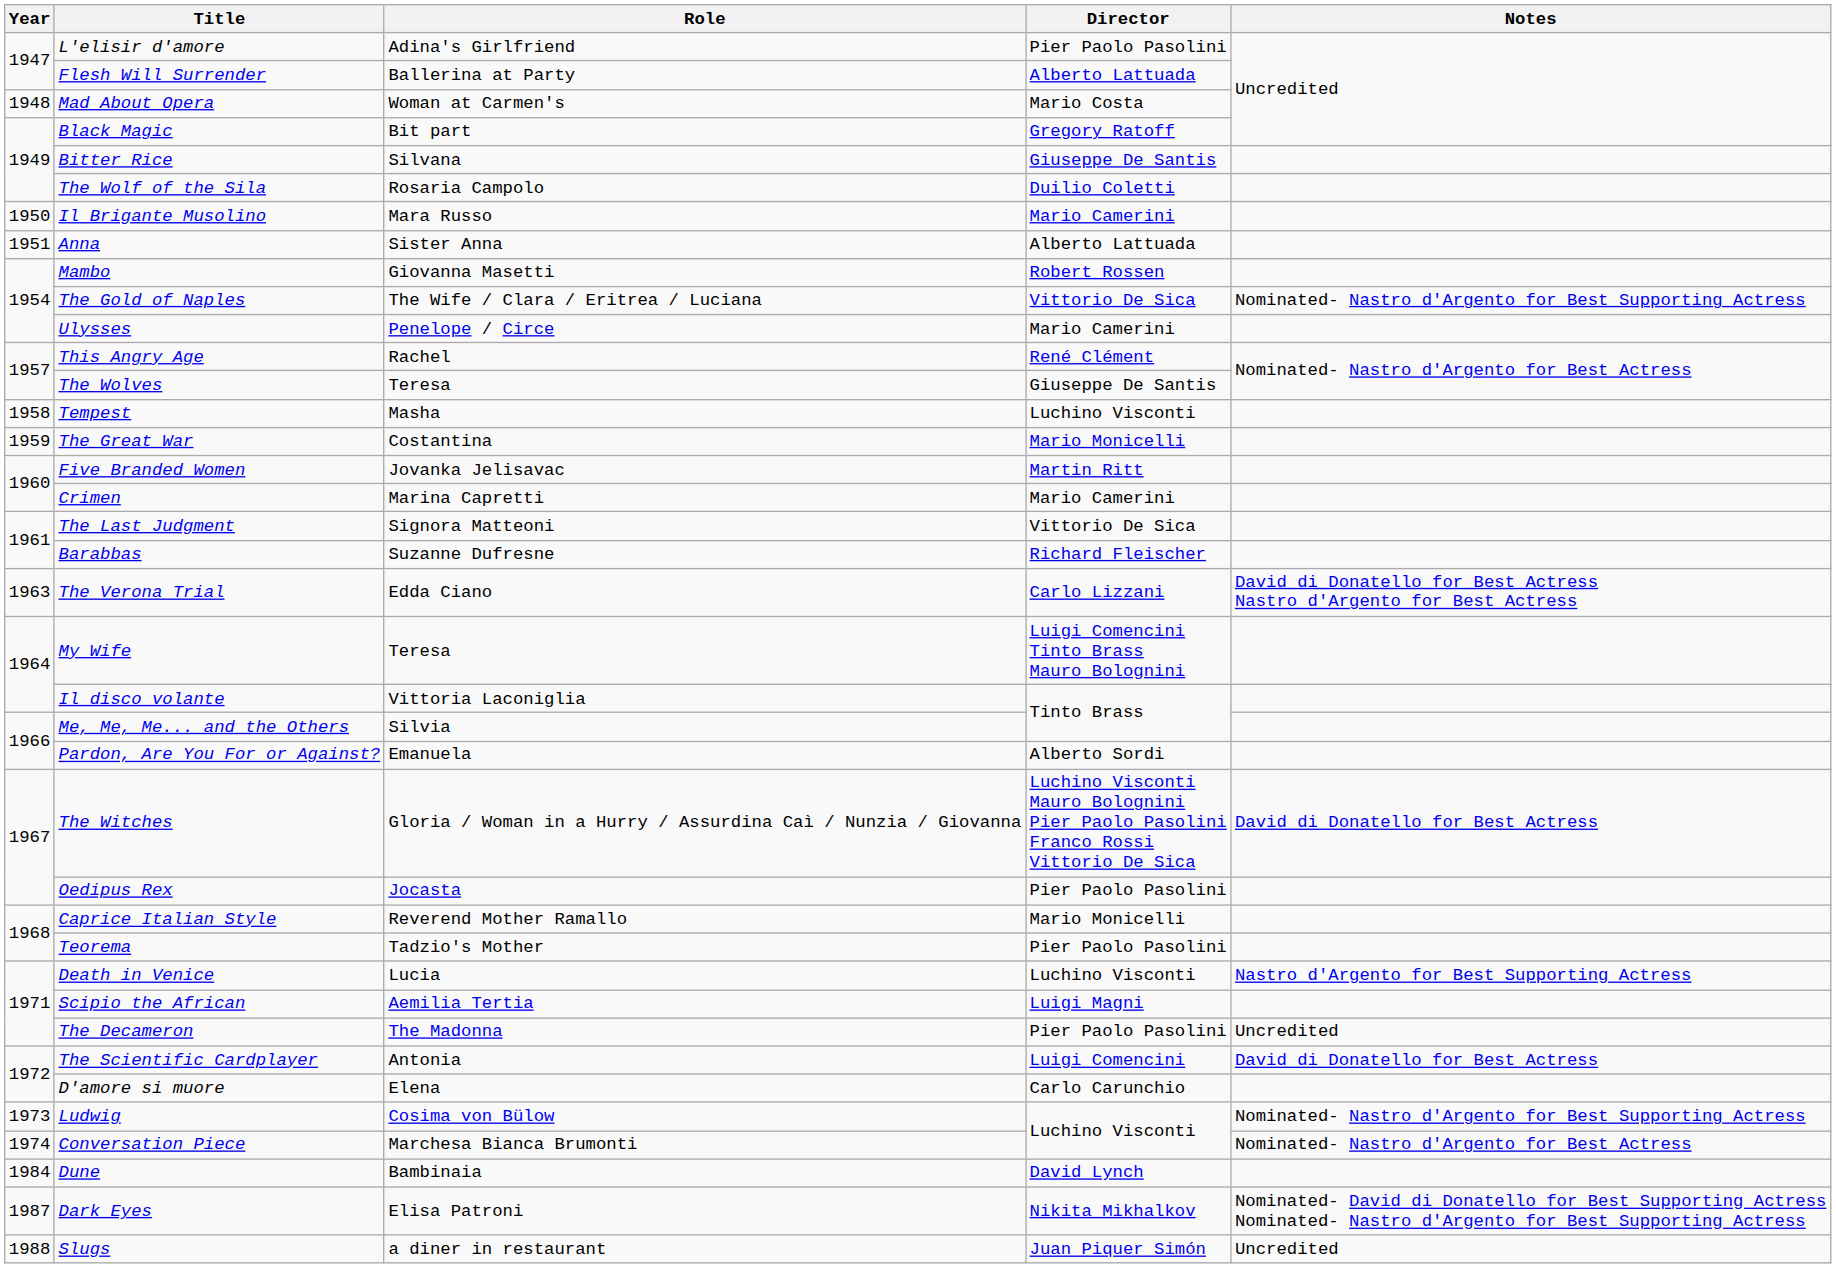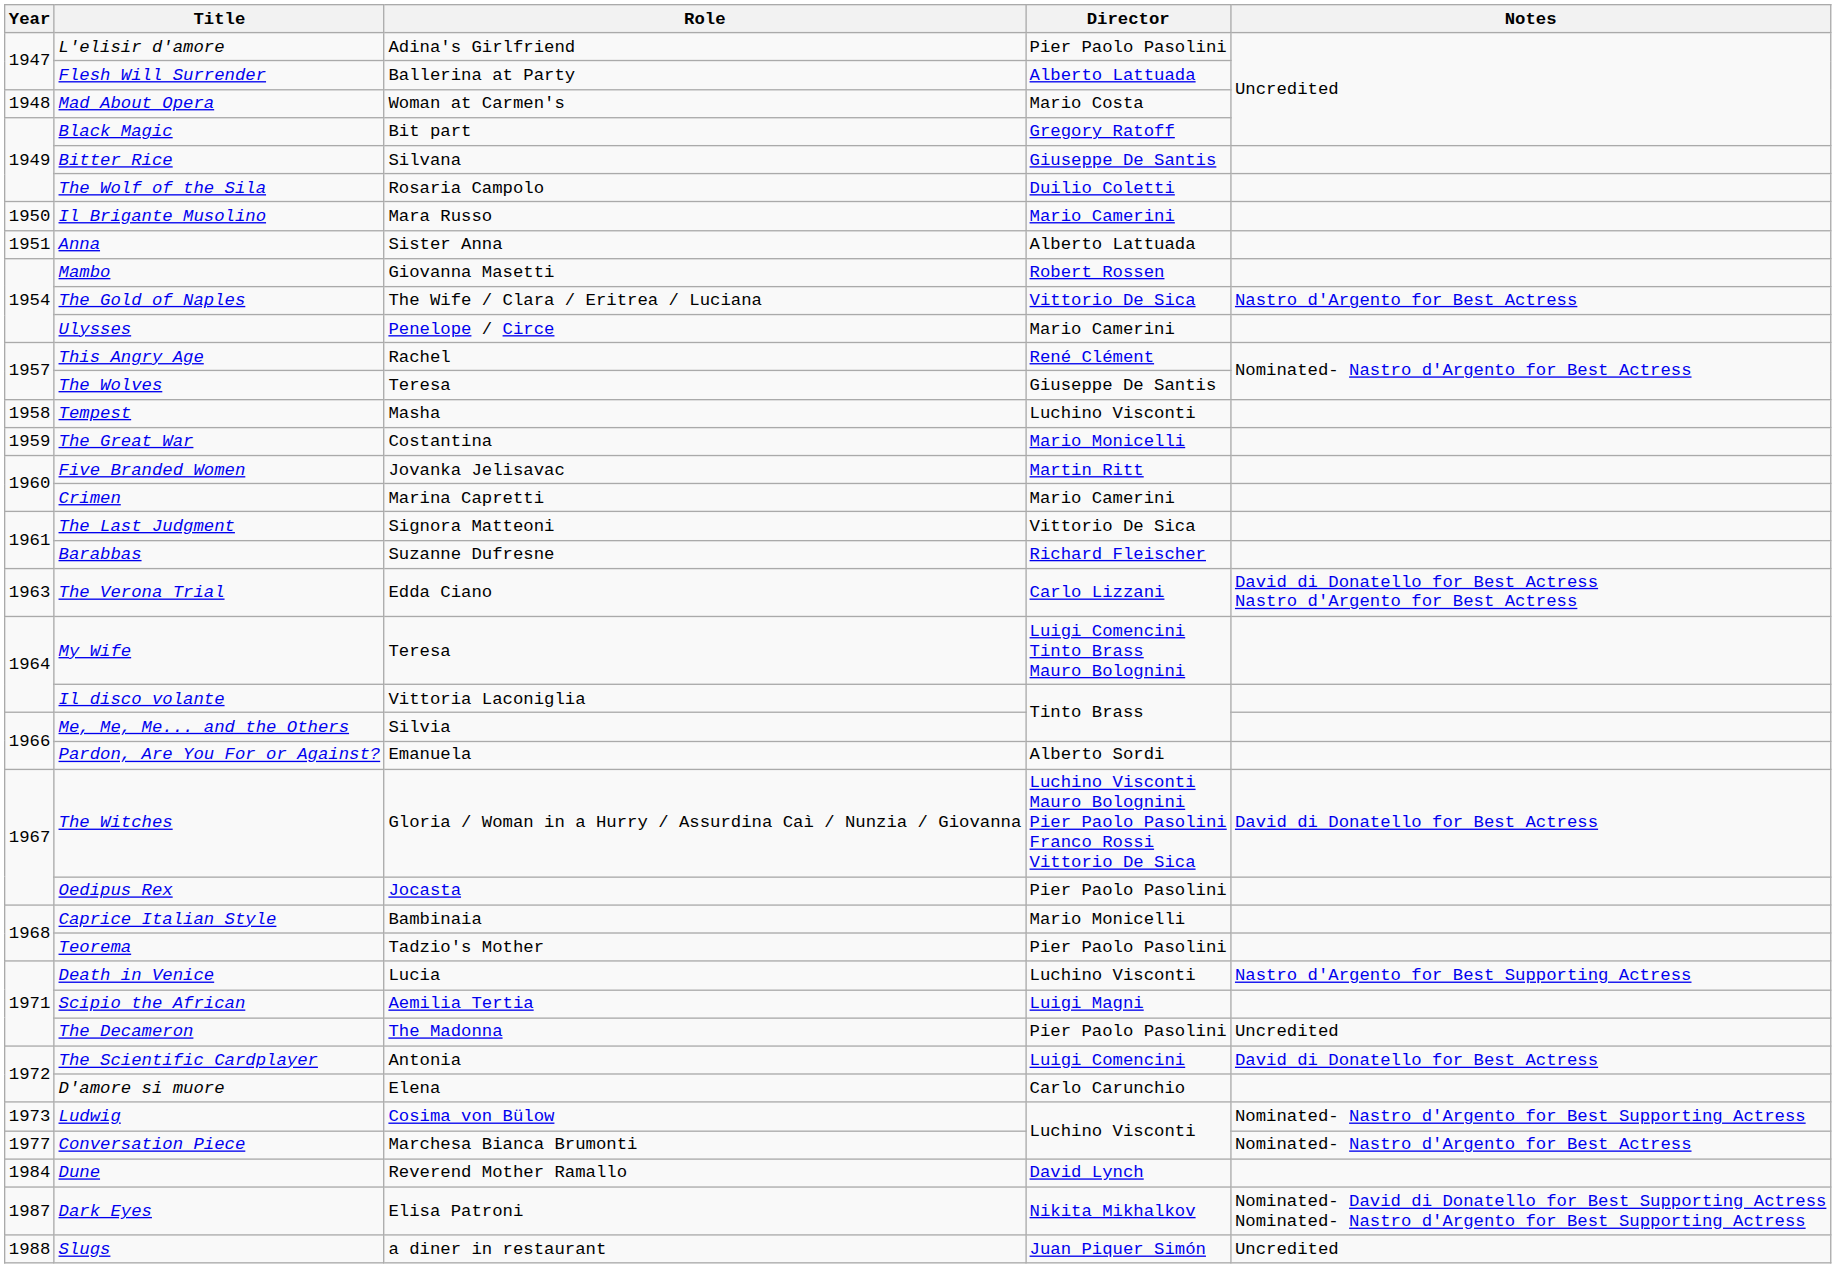(1520, 301) Nominated- Nastro d'Argento for Best Supporting Actress -> (1406, 301) Nastro d'Argento for Best Actress
(508, 919) Reverend Mother Ramallo -> (435, 919) Bambinaia
(30, 1145) 1974 -> (30, 1145) 1977
(435, 1173) Bambinaia -> (508, 1173) Reverend Mother Ramallo
